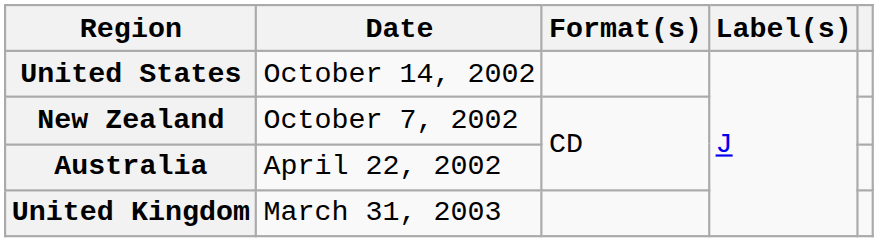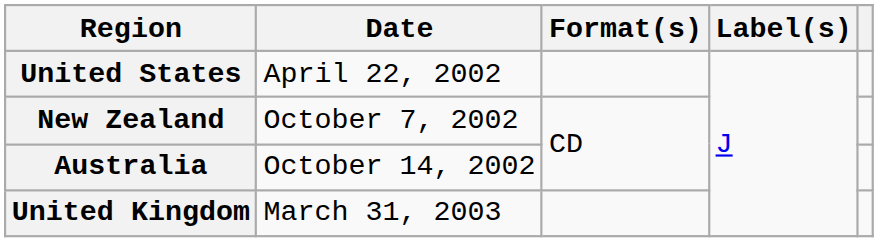(399, 74) October 14, 2002 -> (382, 74) April 22, 2002
(382, 167) April 22, 2002 -> (399, 167) October 14, 2002
